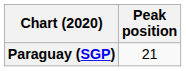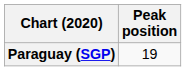(150, 54) 21 -> (150, 54) 19
